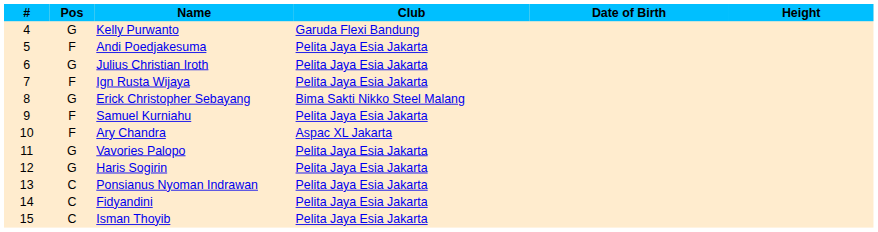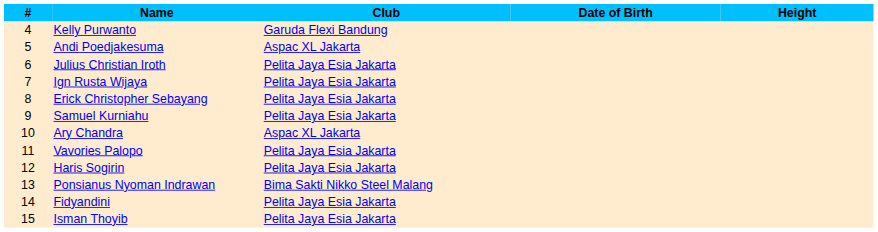- column: (72, 13)
(362, 47) Pelita Jaya Esia Jakarta -> (312, 47) Aspac XL Jakarta
(380, 99) Bima Sakti Nikko Steel Malang -> (330, 99) Pelita Jaya Esia Jakarta
(362, 185) Pelita Jaya Esia Jakarta -> (348, 185) Bima Sakti Nikko Steel Malang
